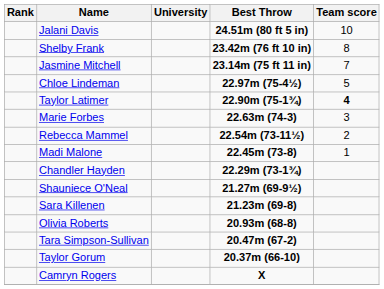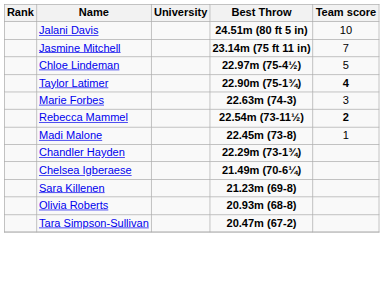- row: (71, 48)
(347, 135) normal -> (346, 118) bold
+ row: (85, 170)
- row: (83, 188)
- row: (72, 258)
- row: (78, 275)
